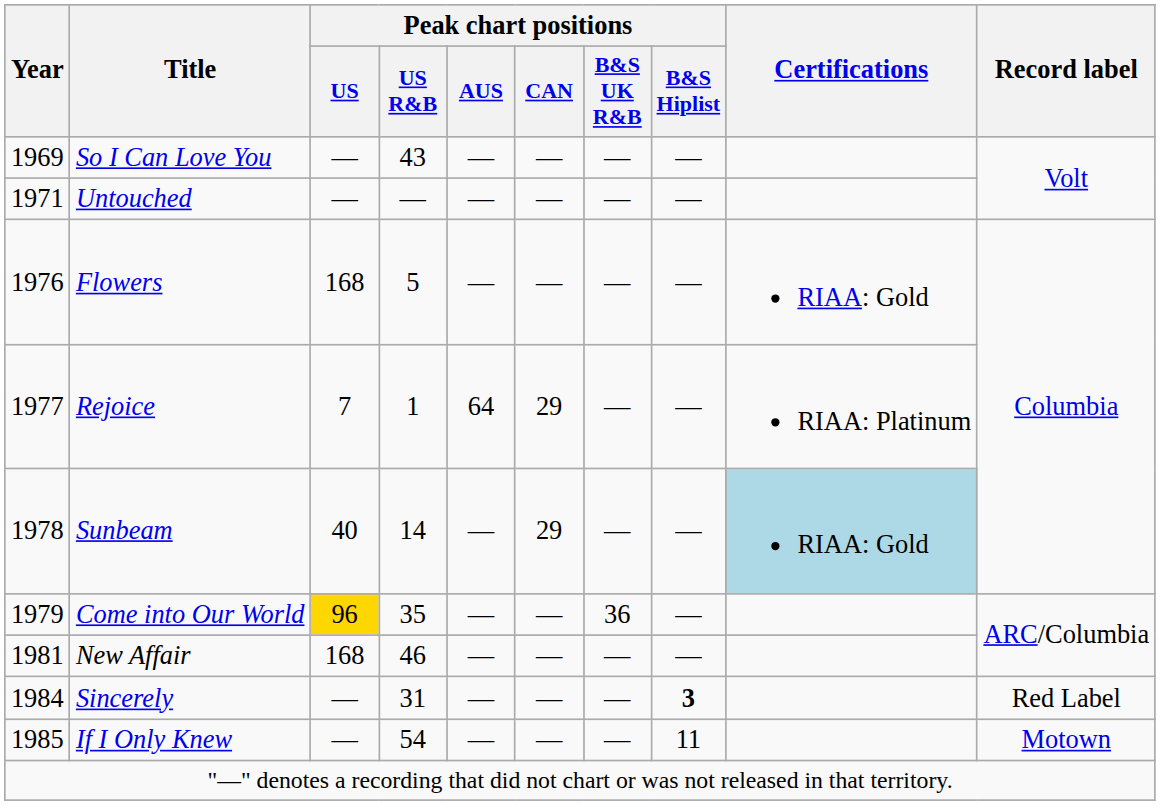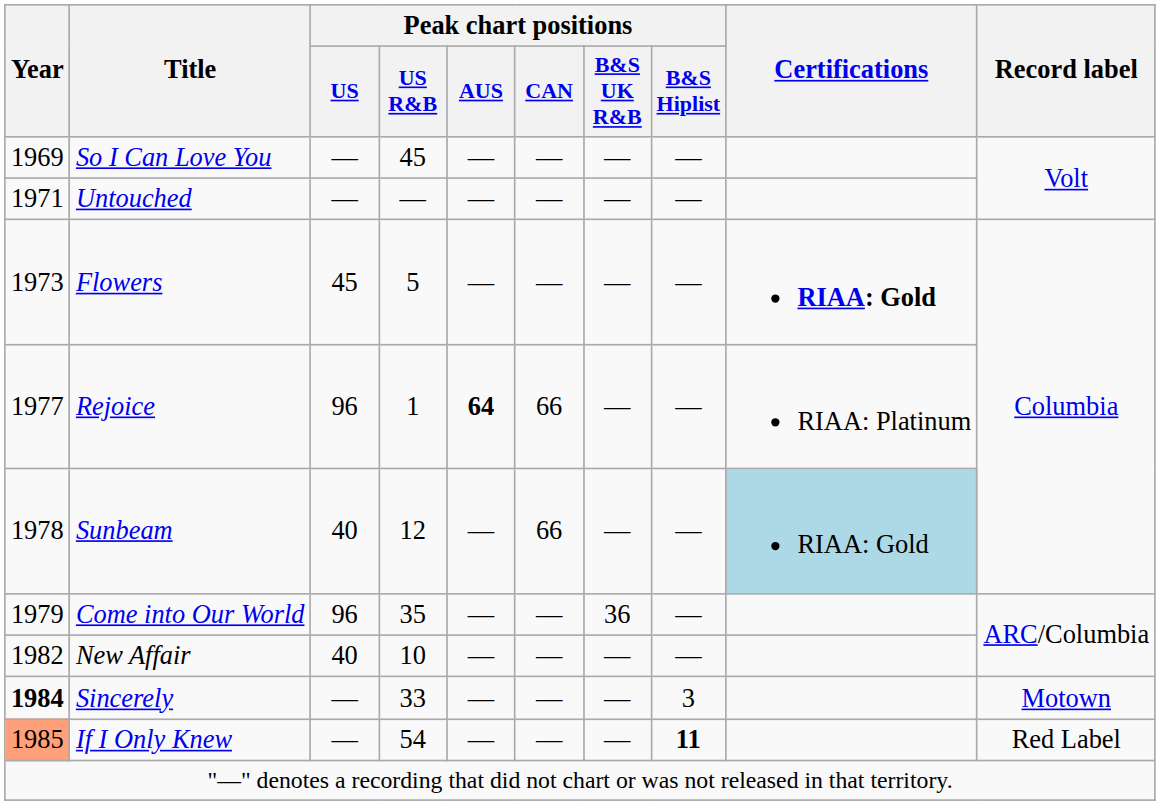(413, 156) 43 -> (413, 156) 45
(37, 281) 1976 -> (37, 281) 1973
(345, 281) 168 -> (345, 281) 45
(851, 297) normal -> (851, 297) bold
(345, 406) 7 -> (345, 406) 96
(481, 406) normal -> (481, 406) bold
(549, 406) 29 -> (549, 406) 66
(413, 530) 14 -> (413, 530) 12
(549, 530) 29 -> (549, 530) 66
(345, 613) gold background -> (345, 613) no background
(37, 655) 1981 -> (37, 655) 1982
(345, 655) 168 -> (345, 655) 40
(413, 655) 46 -> (413, 655) 10
(37, 697) normal -> (37, 697) bold
(413, 697) 31 -> (413, 697) 33
(688, 697) bold -> (688, 697) normal
(1066, 697) Red Label -> (1066, 697) Motown
(37, 739) no background -> (37, 739) lightsalmon background
(688, 739) normal -> (688, 739) bold
(1066, 739) Motown -> (1066, 739) Red Label
